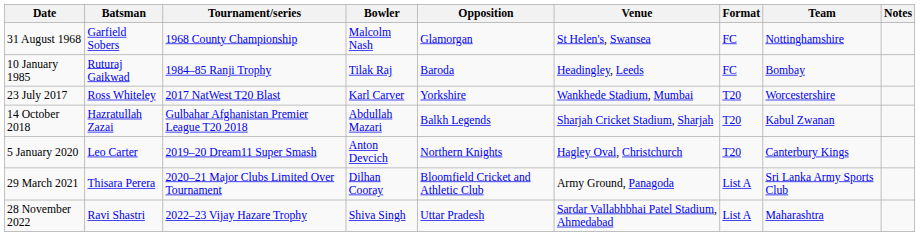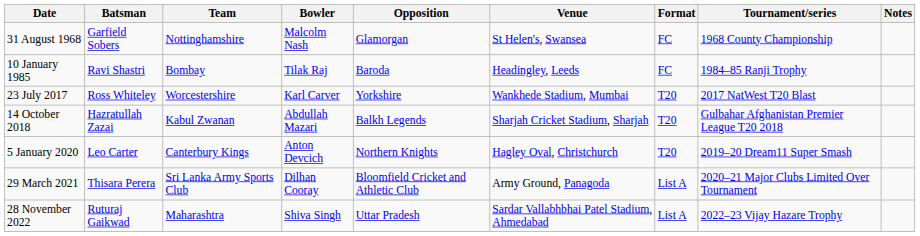columns swapped: (822, 13) <-> (254, 13)
(109, 70) Ruturaj Gaikwad -> (116, 70) Ravi Shastri
(116, 215) Ravi Shastri -> (109, 215) Ruturaj Gaikwad
